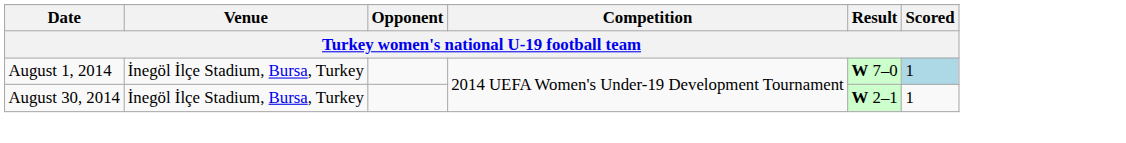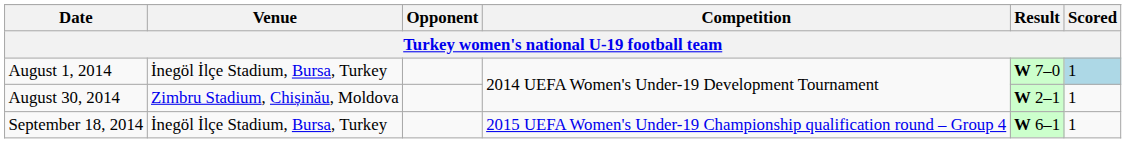(246, 97) İnegöl İlçe Stadium, Bursa, Turkey -> (275, 97) Zimbru Stadium, Chișinău, Moldova
+ row: (76, 124)
